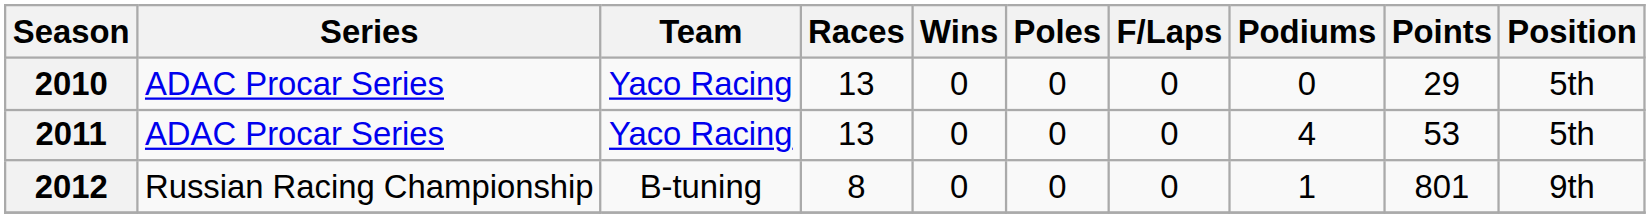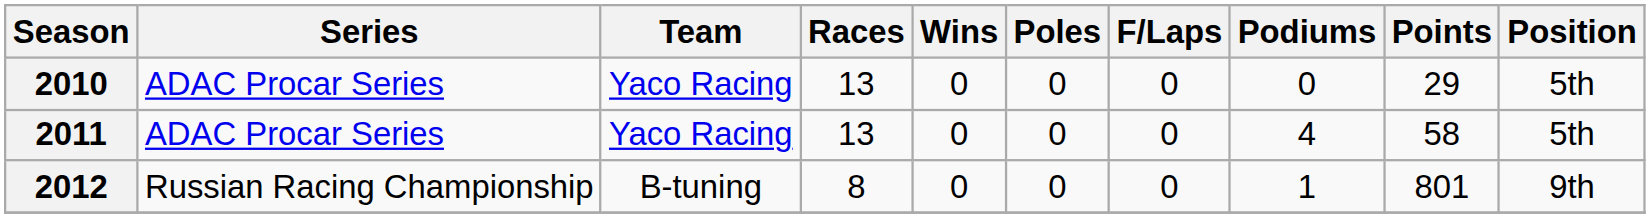(1442, 135) 53 -> (1442, 135) 58
